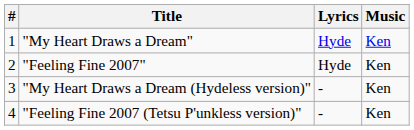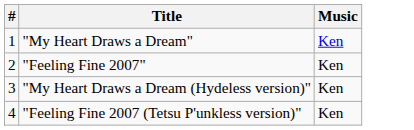- column: (338, 16)
